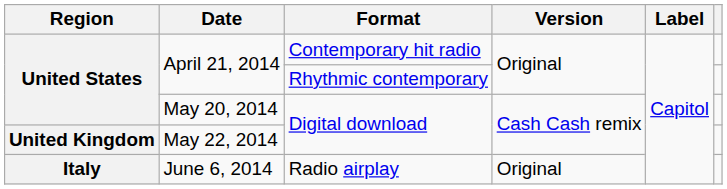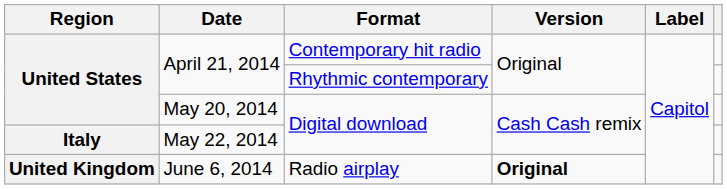(82, 139) United Kingdom -> (82, 139) Italy
(82, 169) Italy -> (82, 169) United Kingdom
(529, 169) normal -> (532, 169) bold
